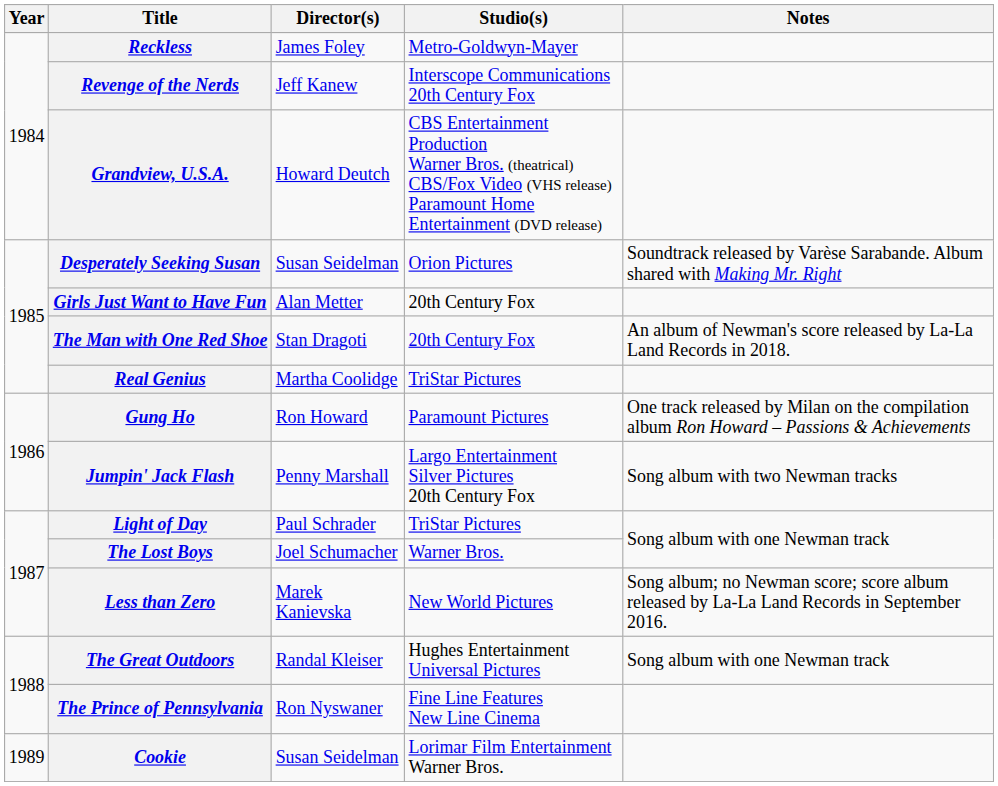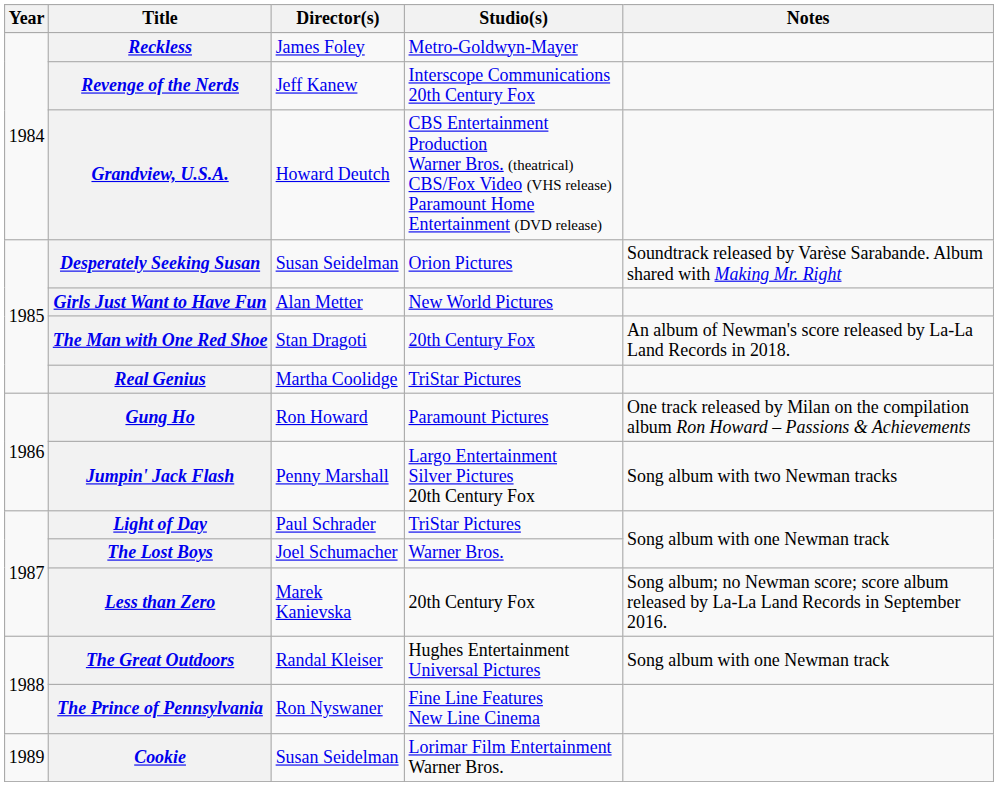(472, 301) 20th Century Fox -> (481, 301) New World Pictures
(481, 601) New World Pictures -> (472, 601) 20th Century Fox
